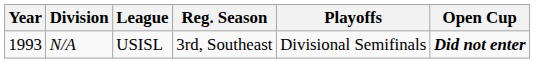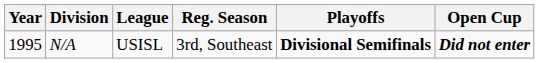(25, 44) 1993 -> (25, 44) 1995
(353, 44) normal -> (356, 44) bold
